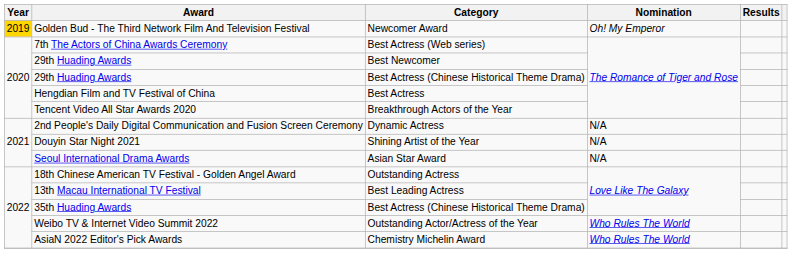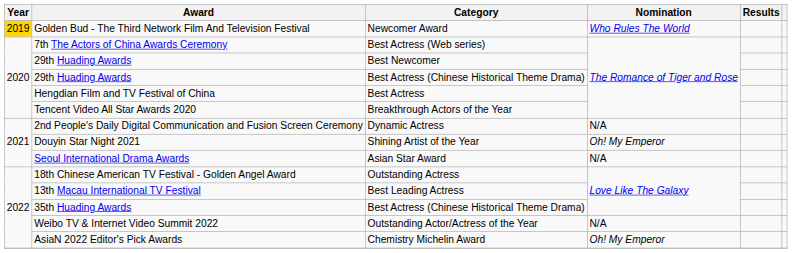(627, 28) Oh! My Emperor -> (640, 28) Who Rules The World
(598, 142) N/A -> (627, 142) Oh! My Emperor
(640, 223) Who Rules The World -> (598, 223) N/A
(640, 239) Who Rules The World -> (627, 239) Oh! My Emperor
